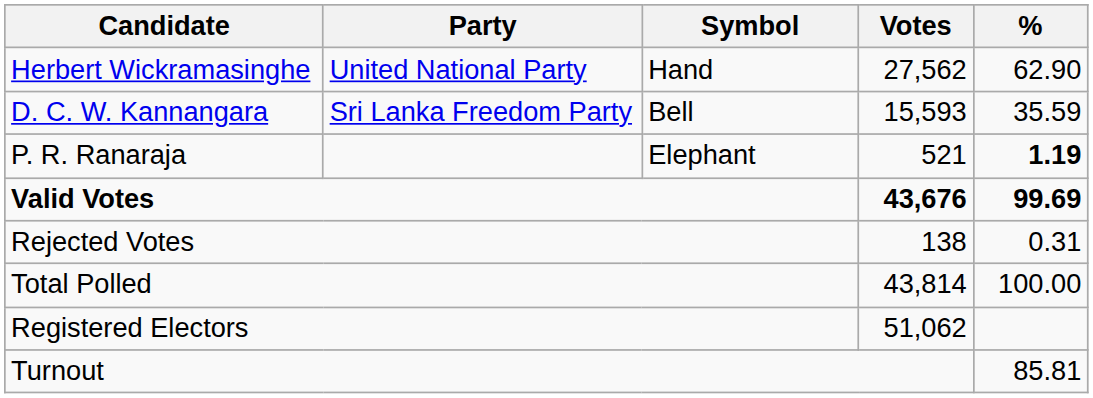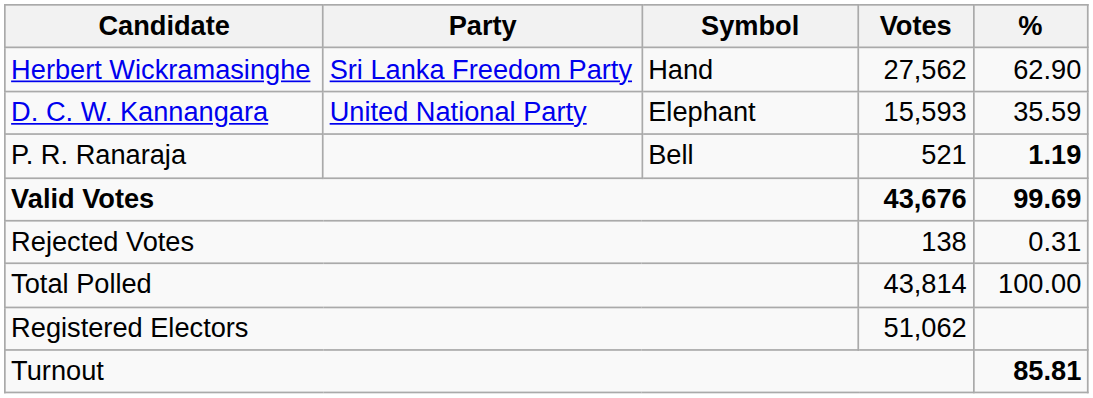(458, 69) United National Party -> (481, 69) Sri Lanka Freedom Party
(481, 112) Sri Lanka Freedom Party -> (458, 112) United National Party
(671, 112) Bell -> (702, 112) Elephant
(702, 155) Elephant -> (671, 155) Bell
(1047, 371) normal -> (1047, 371) bold
